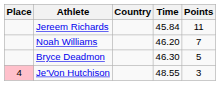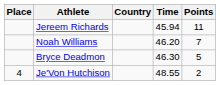(168, 27) 45.84 -> (168, 27) 45.94
(19, 73) pink background -> (19, 73) no background
(199, 73) 3 -> (199, 73) 2
